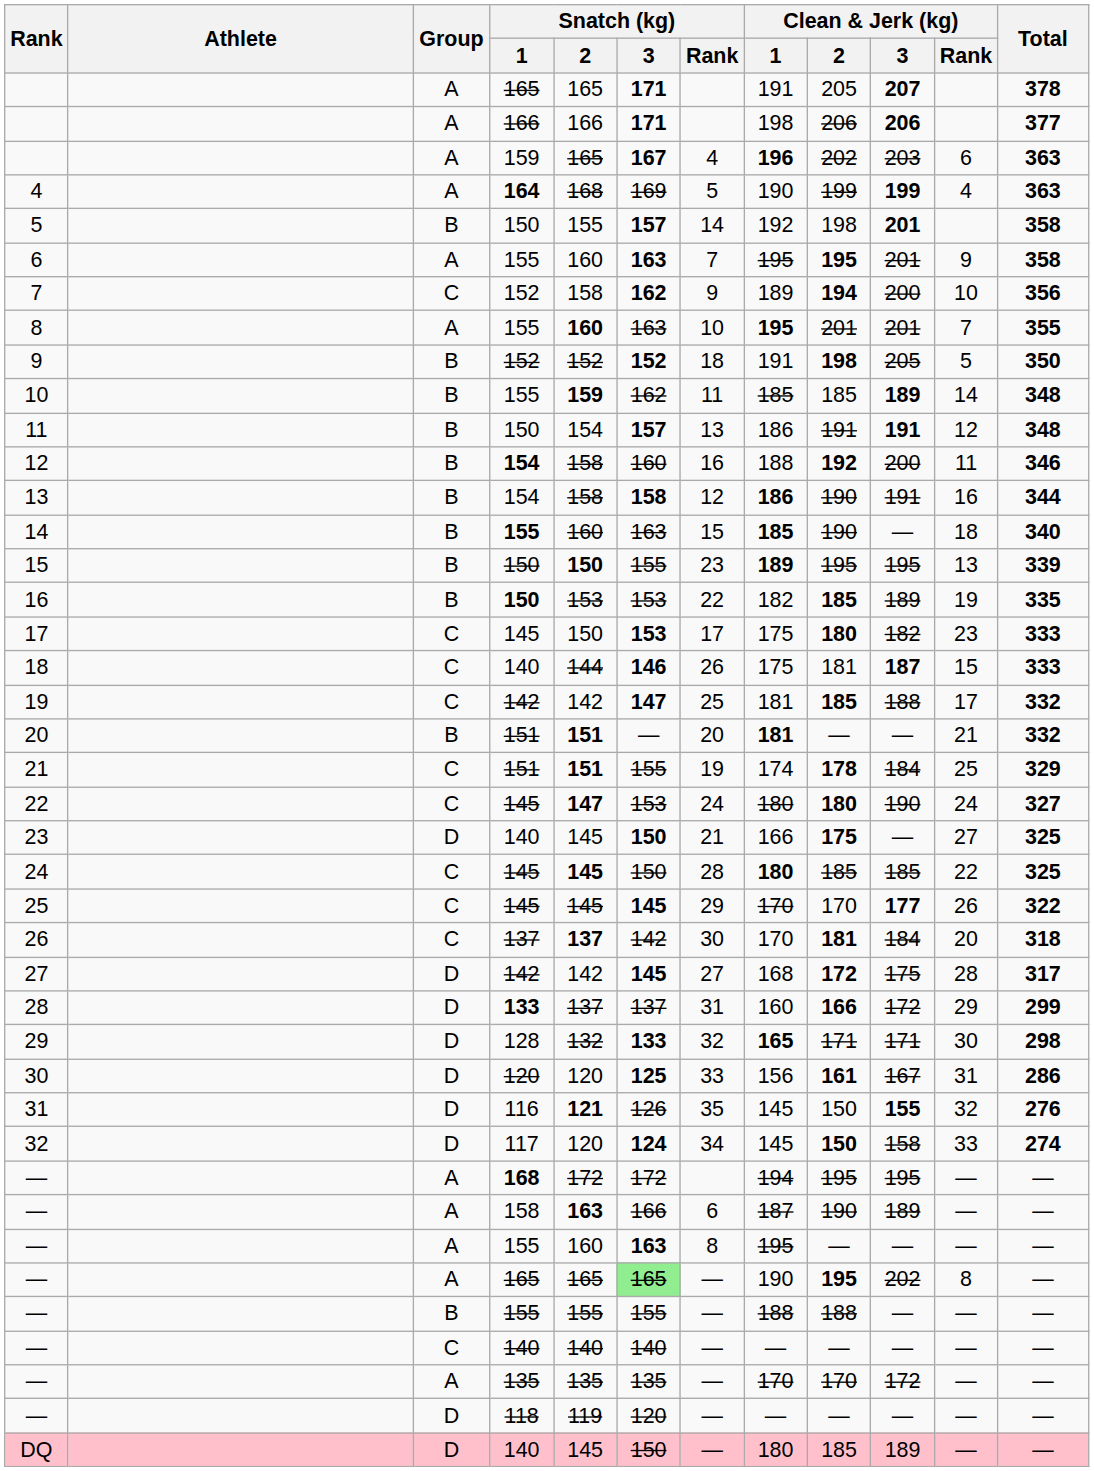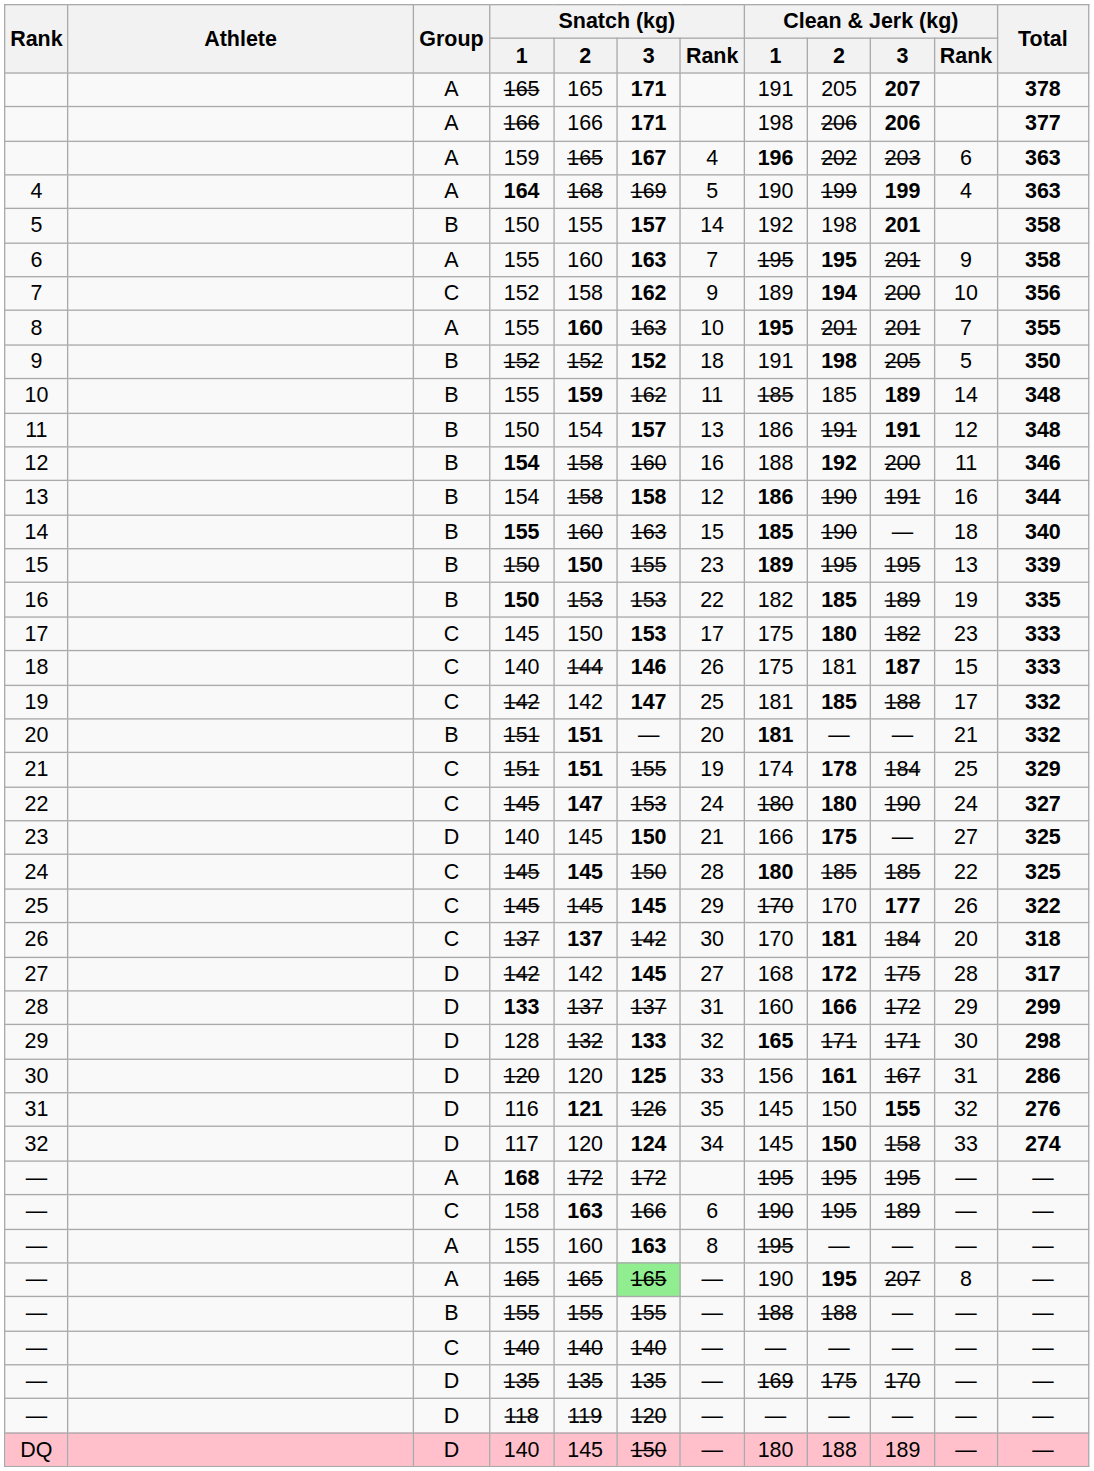(776, 1177) 194 -> (776, 1177) 195
(451, 1211) A -> (451, 1211) C
(776, 1211) 187 -> (776, 1211) 190
(839, 1211) 190 -> (839, 1211) 195
(903, 1279) 202 -> (903, 1279) 207
(451, 1381) A -> (451, 1381) D
(776, 1381) 170 -> (776, 1381) 169
(839, 1381) 170 -> (839, 1381) 175
(903, 1381) 172 -> (903, 1381) 170
(839, 1449) 185 -> (839, 1449) 188
